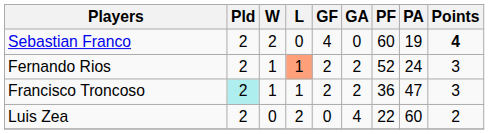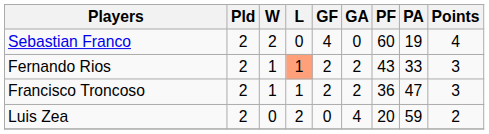(456, 41) bold -> (456, 41) normal
(386, 66) 52 -> (386, 66) 43
(414, 66) 24 -> (414, 66) 33
(243, 91) paleturquoise background -> (243, 91) no background
(386, 116) 22 -> (386, 116) 20
(414, 116) 60 -> (414, 116) 59
